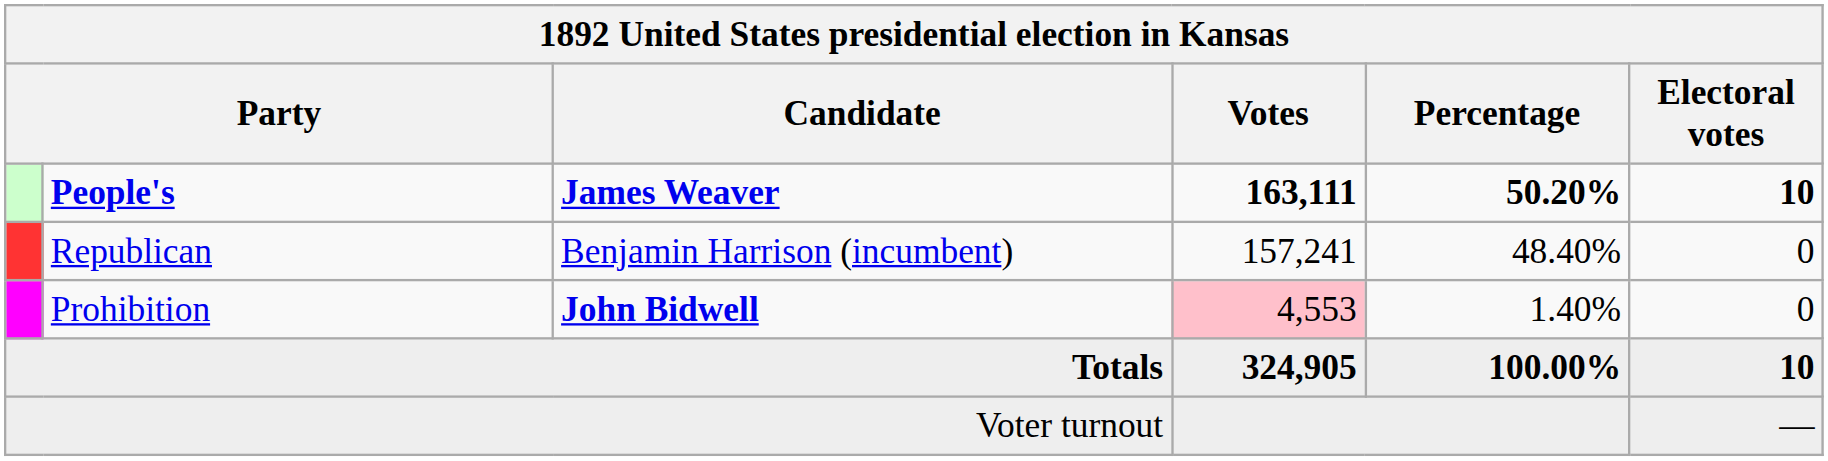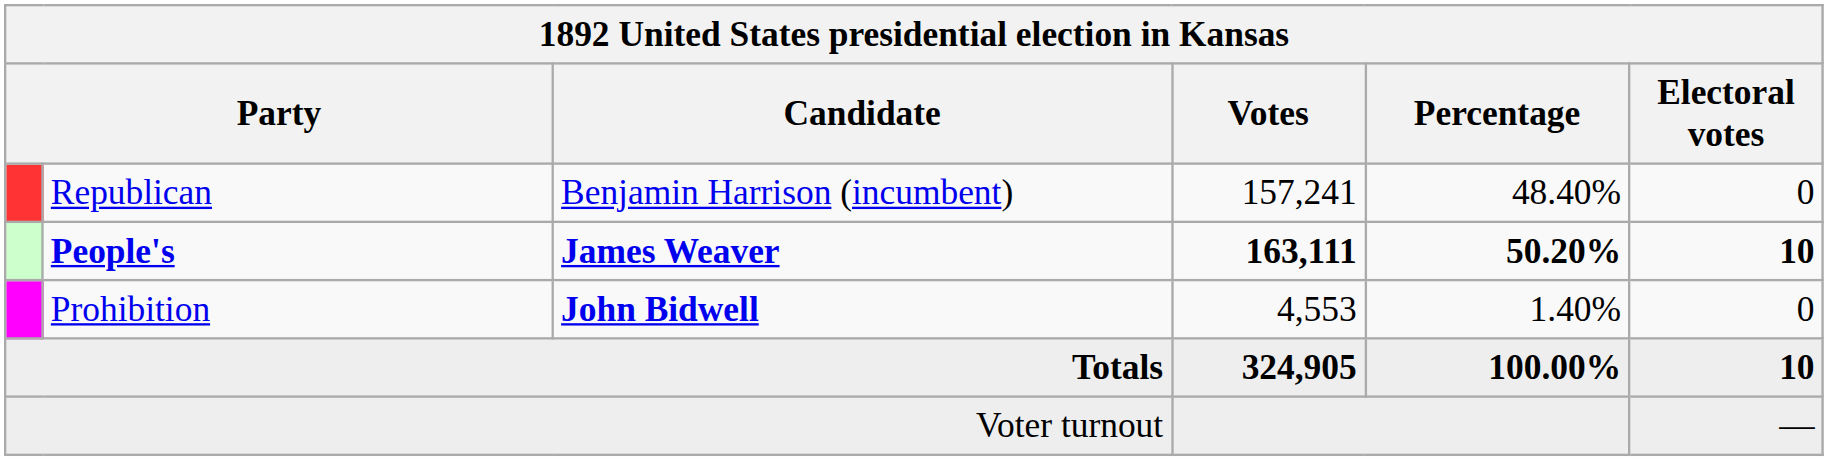rows swapped: (113, 192) <-> (131, 251)
(1317, 309) pink background -> (1317, 309) no background
